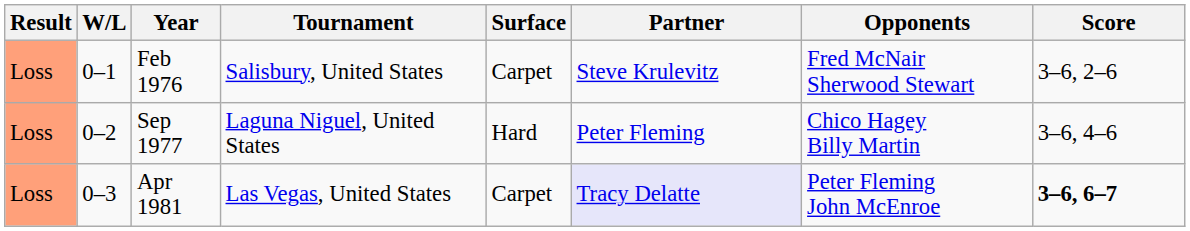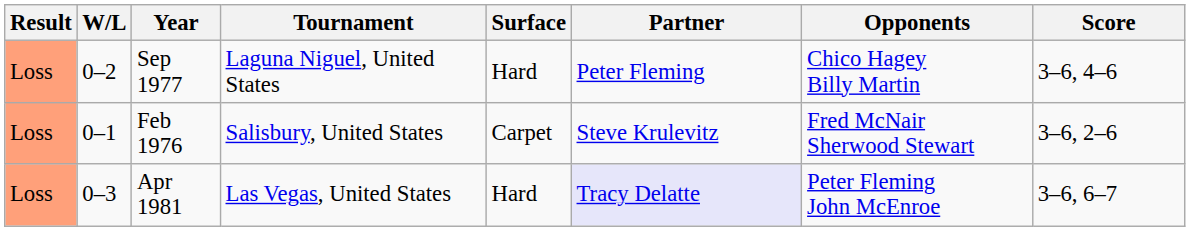rows swapped: (160, 71) <-> (160, 132)
(522, 194) Carpet -> (514, 194) Hard
(1077, 194) bold -> (1077, 194) normal
